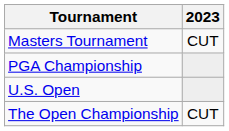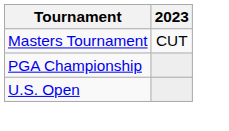- row: (93, 114)
